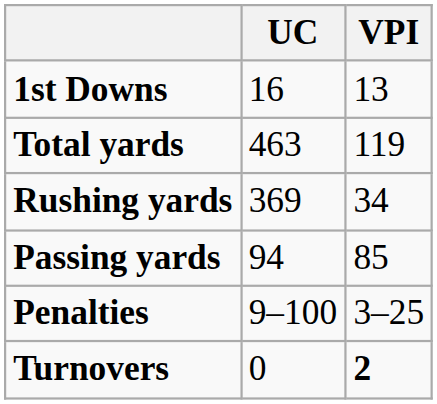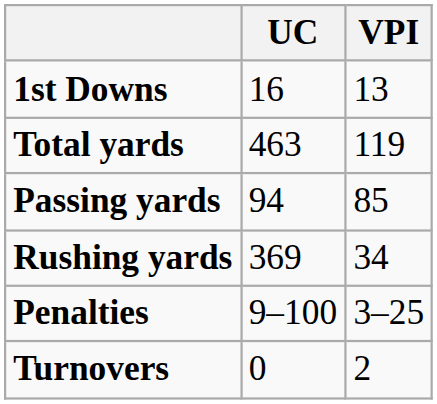rows swapped: (117, 256) <-> (123, 200)
(362, 369) bold -> (362, 369) normal
